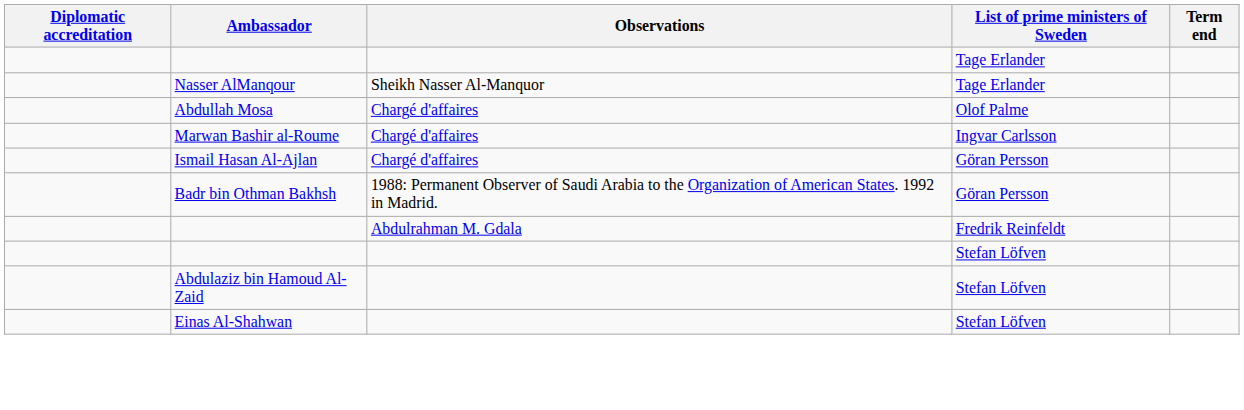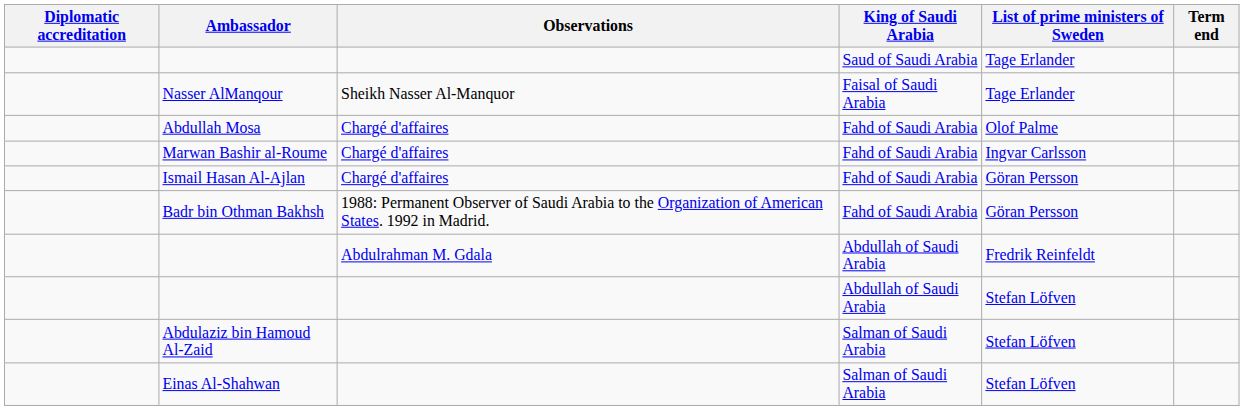+ column: (910, 25)
